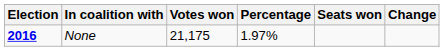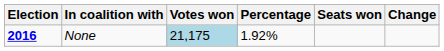(190, 35) no background -> (190, 35) lightblue background
(259, 35) 1.97% -> (259, 35) 1.92%
